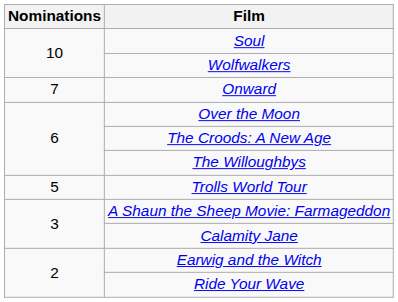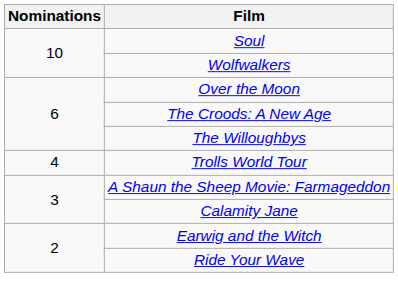- row: (249, 89)
(55, 187) 5 -> (55, 162) 4
